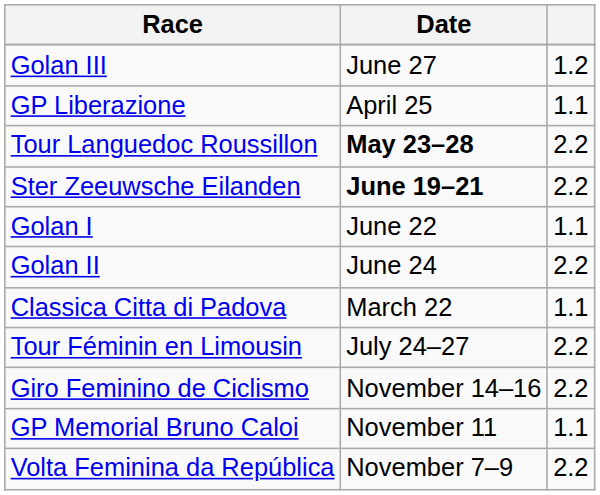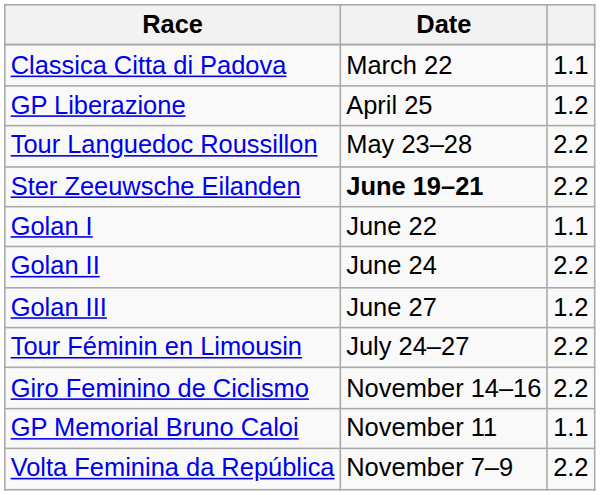rows swapped: (149, 307) <-> (59, 65)
(571, 105) 1.1 -> (571, 105) 1.2
(410, 145) bold -> (409, 145) normal
